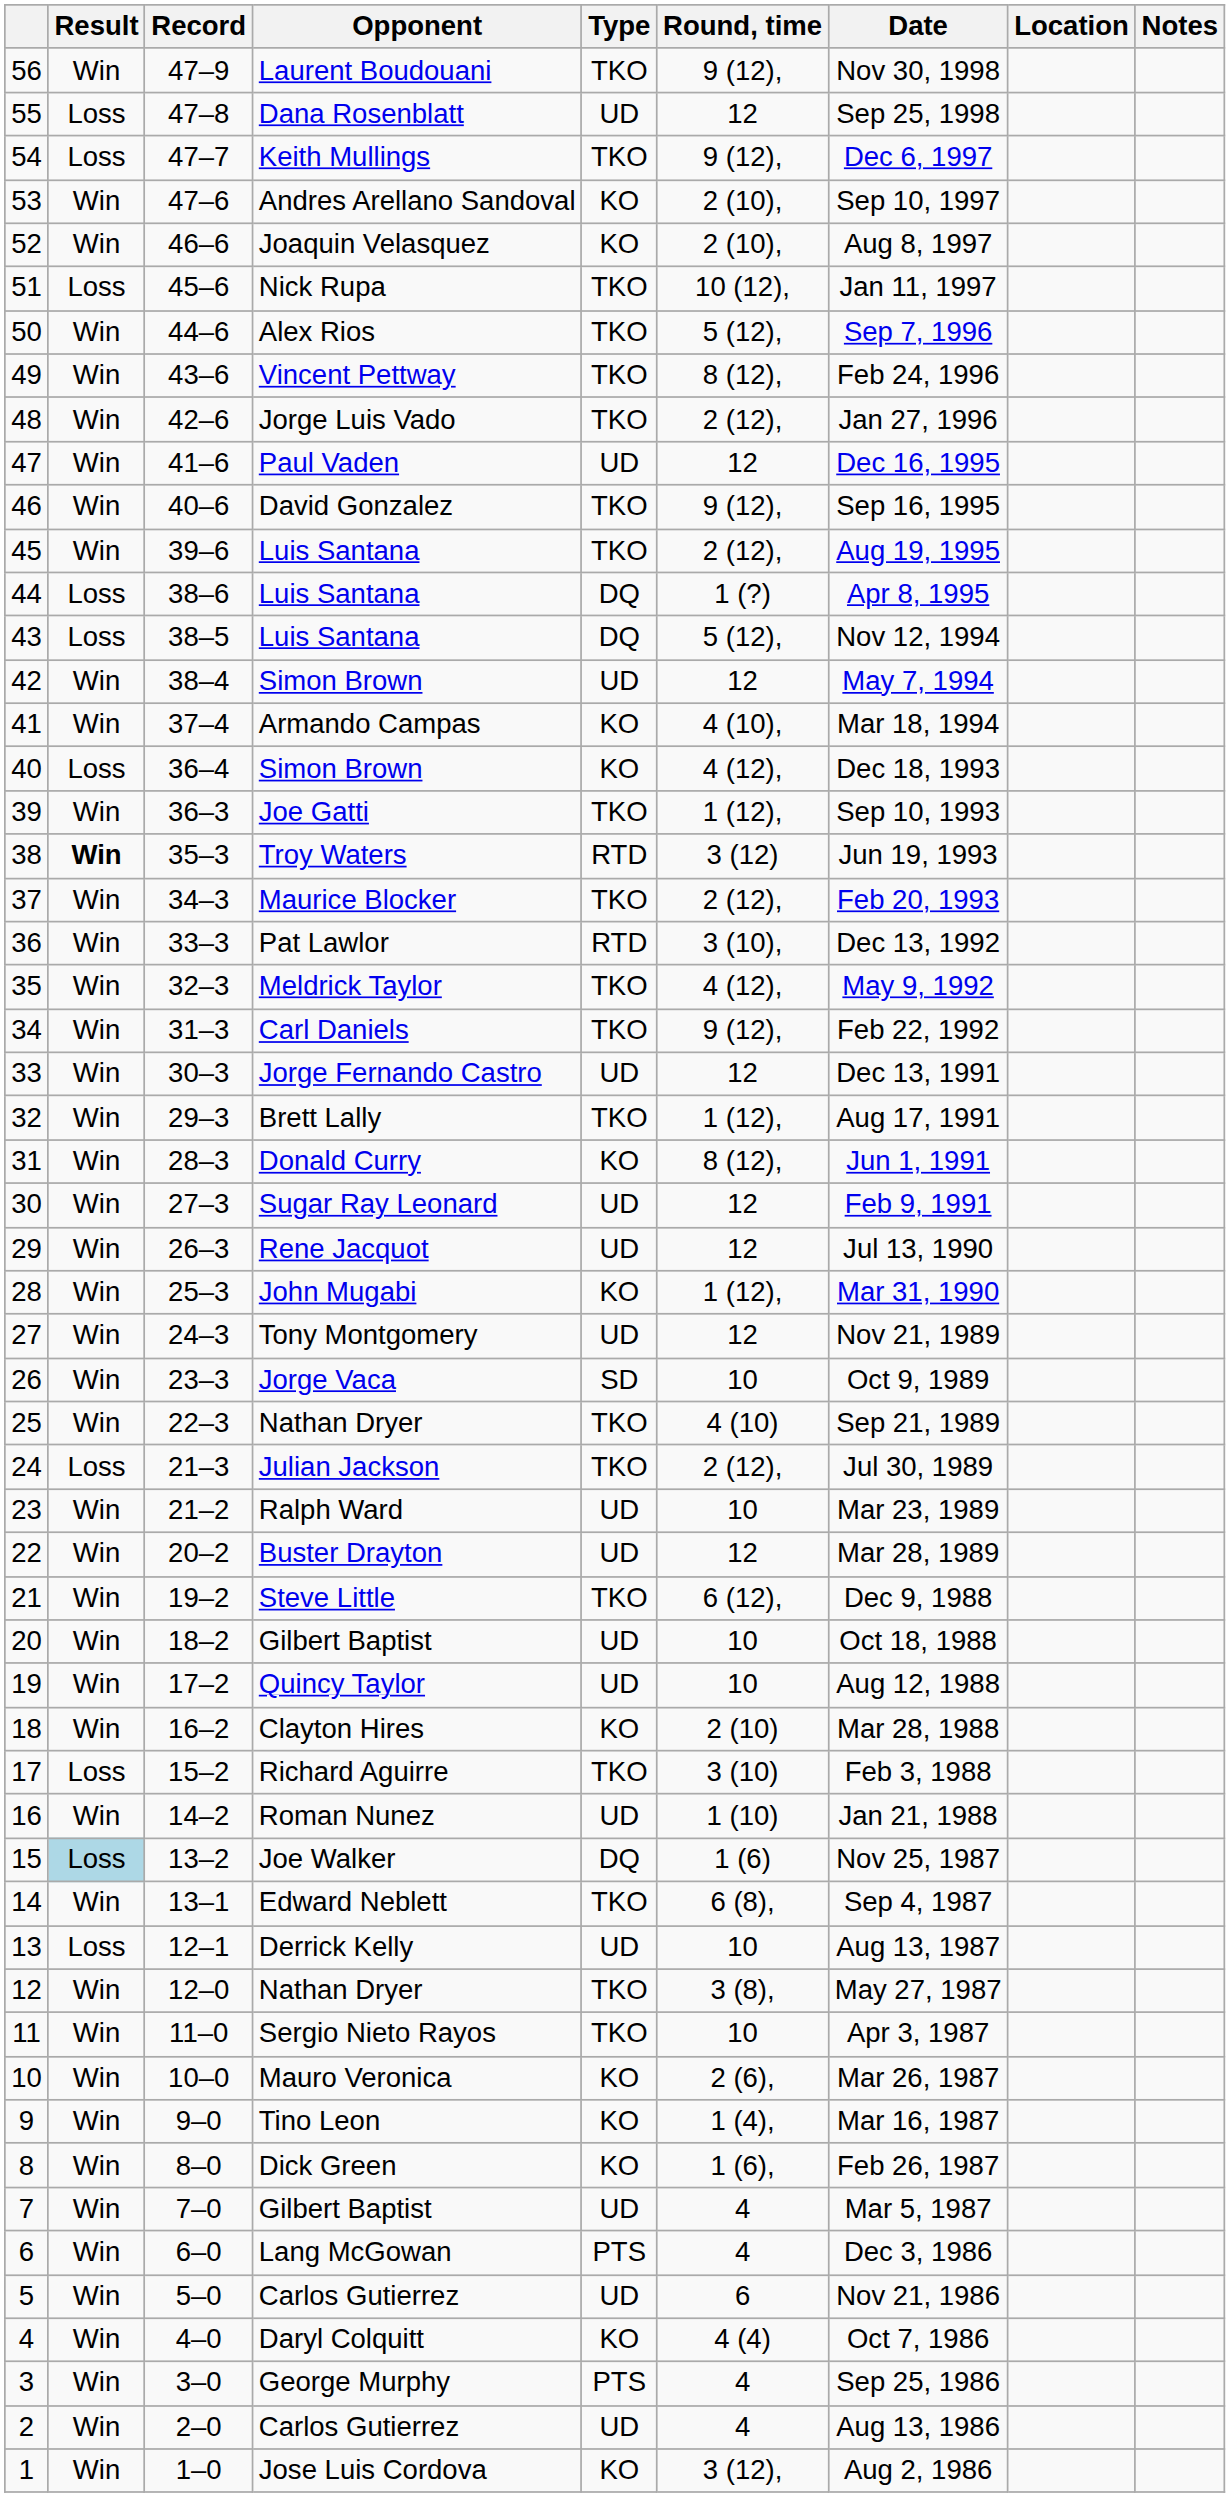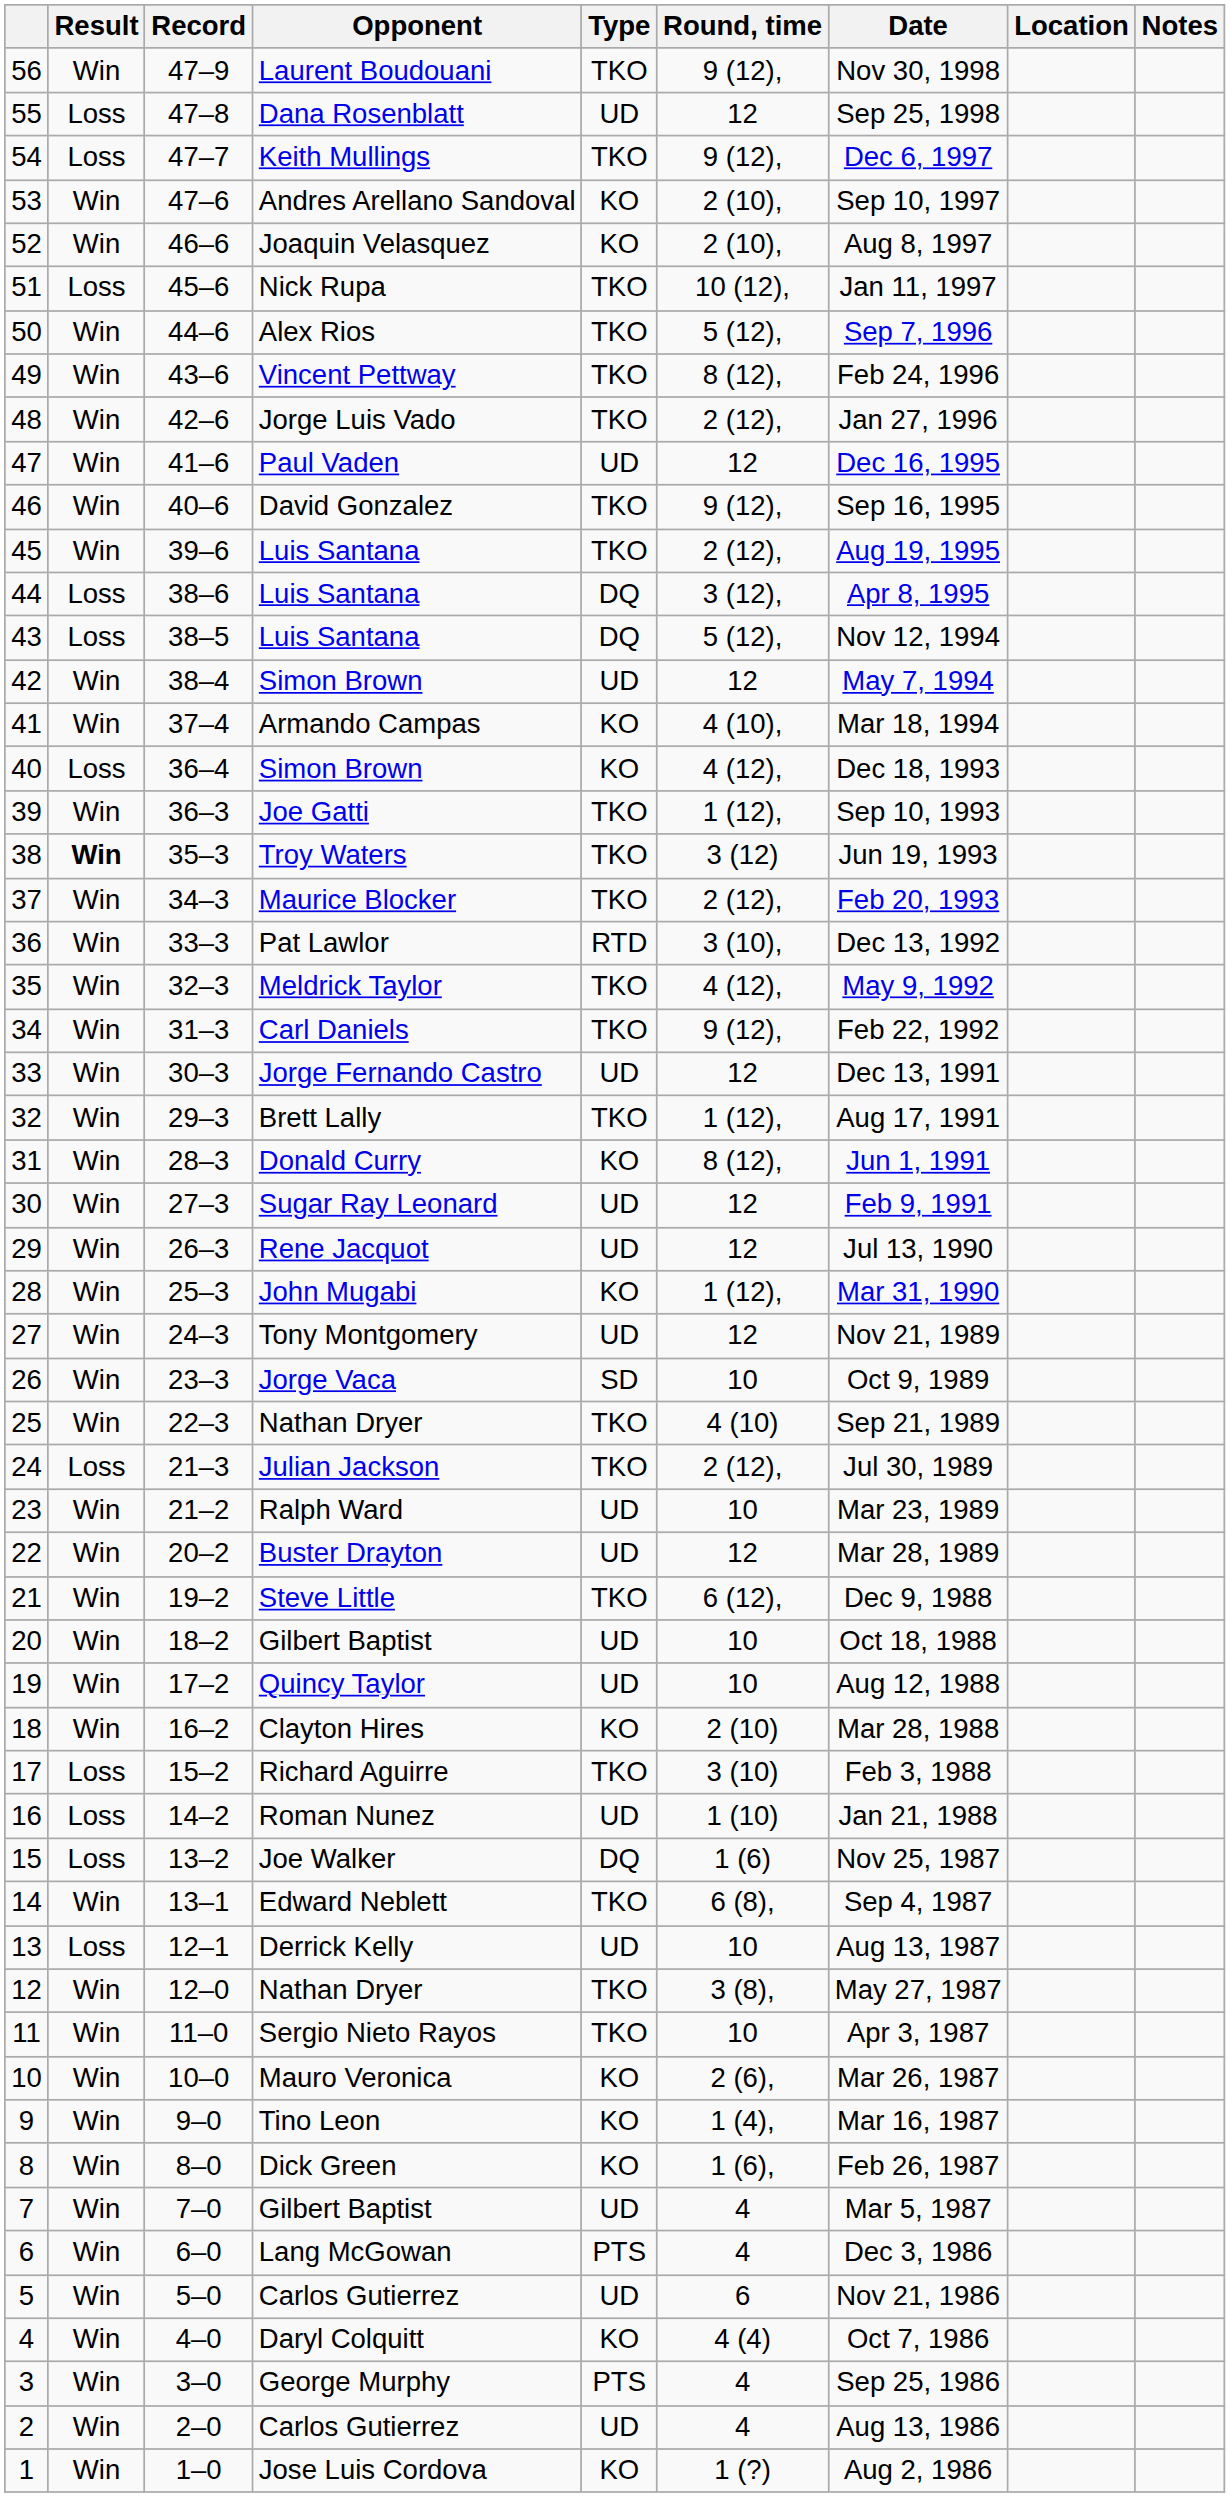(743, 593) 1 (?) -> (743, 593) 3 (12),
(619, 855) RTD -> (619, 855) TKO
(97, 1815) Win -> (97, 1815) Loss
(97, 1859) lightblue background -> (97, 1859) no background
(743, 2470) 3 (12), -> (743, 2470) 1 (?)
